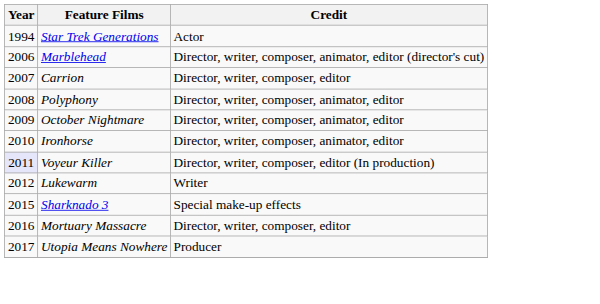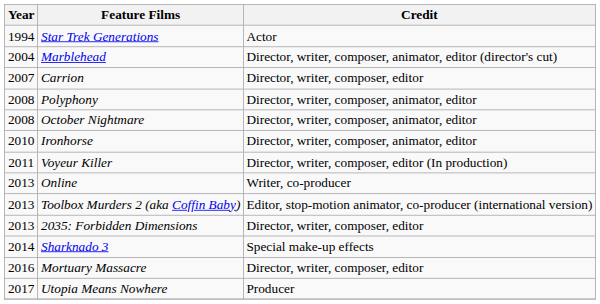(21, 57) 2006 -> (21, 57) 2004
(21, 120) 2009 -> (21, 120) 2008
(21, 162) lavender background -> (21, 162) no background
- row: (69, 183)
+ row: (59, 183)
+ row: (141, 204)
+ row: (119, 225)
(21, 204) 2015 -> (21, 246) 2014
